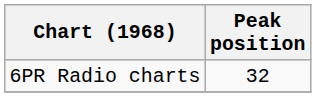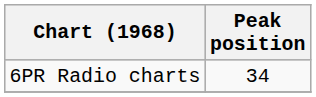(258, 76) 32 -> (258, 76) 34
